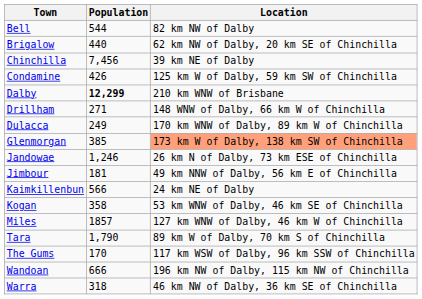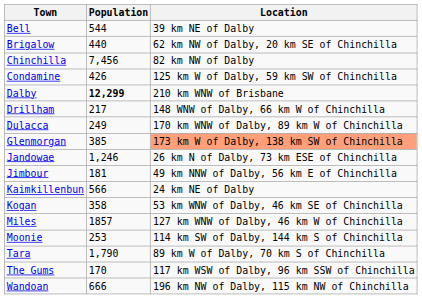(204, 29) 82 km NW of Dalby -> (204, 29) 39 km NE of Dalby
(204, 61) 39 km NE of Dalby -> (204, 61) 82 km NW of Dalby
(98, 109) 271 -> (98, 109) 217
+ row: (25, 238)
- row: (22, 286)
